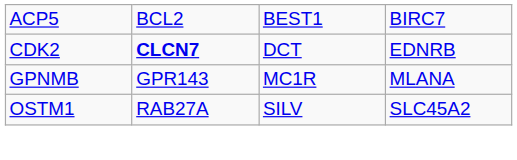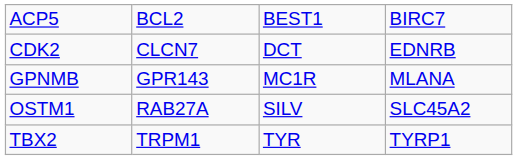(168, 49) bold -> (167, 49) normal
+ row: (33, 139)
